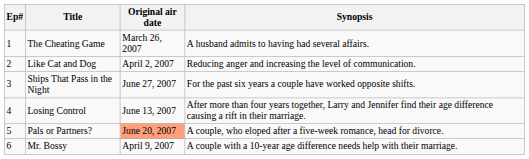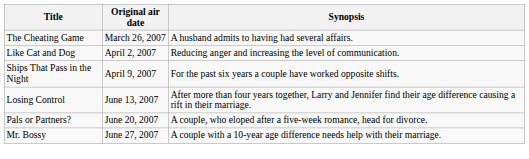- column: (15, 17)
(149, 84) June 27, 2007 -> (130, 73) April 9, 2007
(149, 131) lightsalmon background -> (131, 120) no background
(148, 146) April 9, 2007 -> (131, 135) June 27, 2007
